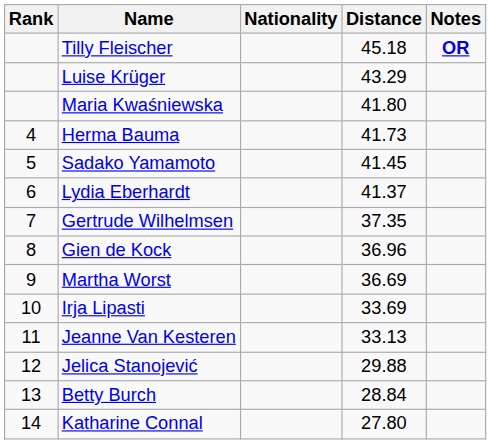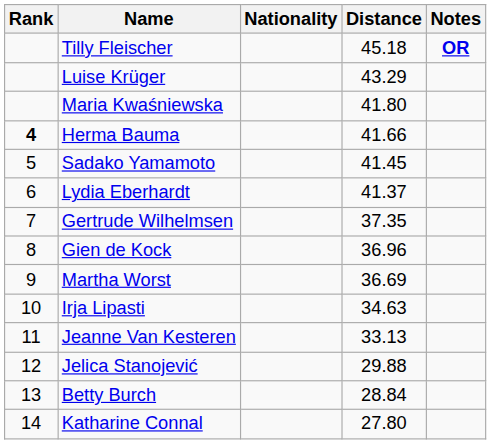(31, 134) normal -> (31, 134) bold
(384, 134) 41.73 -> (384, 134) 41.66
(384, 308) 33.69 -> (384, 308) 34.63
